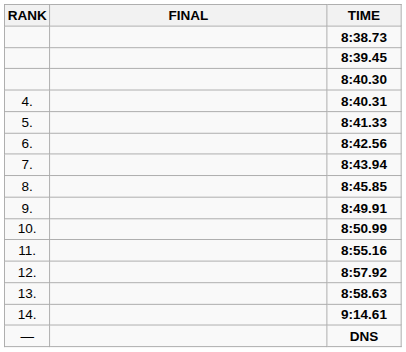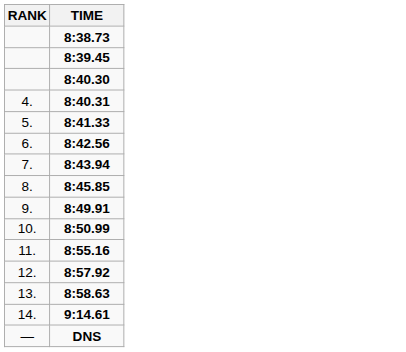- column: (188, 16)
